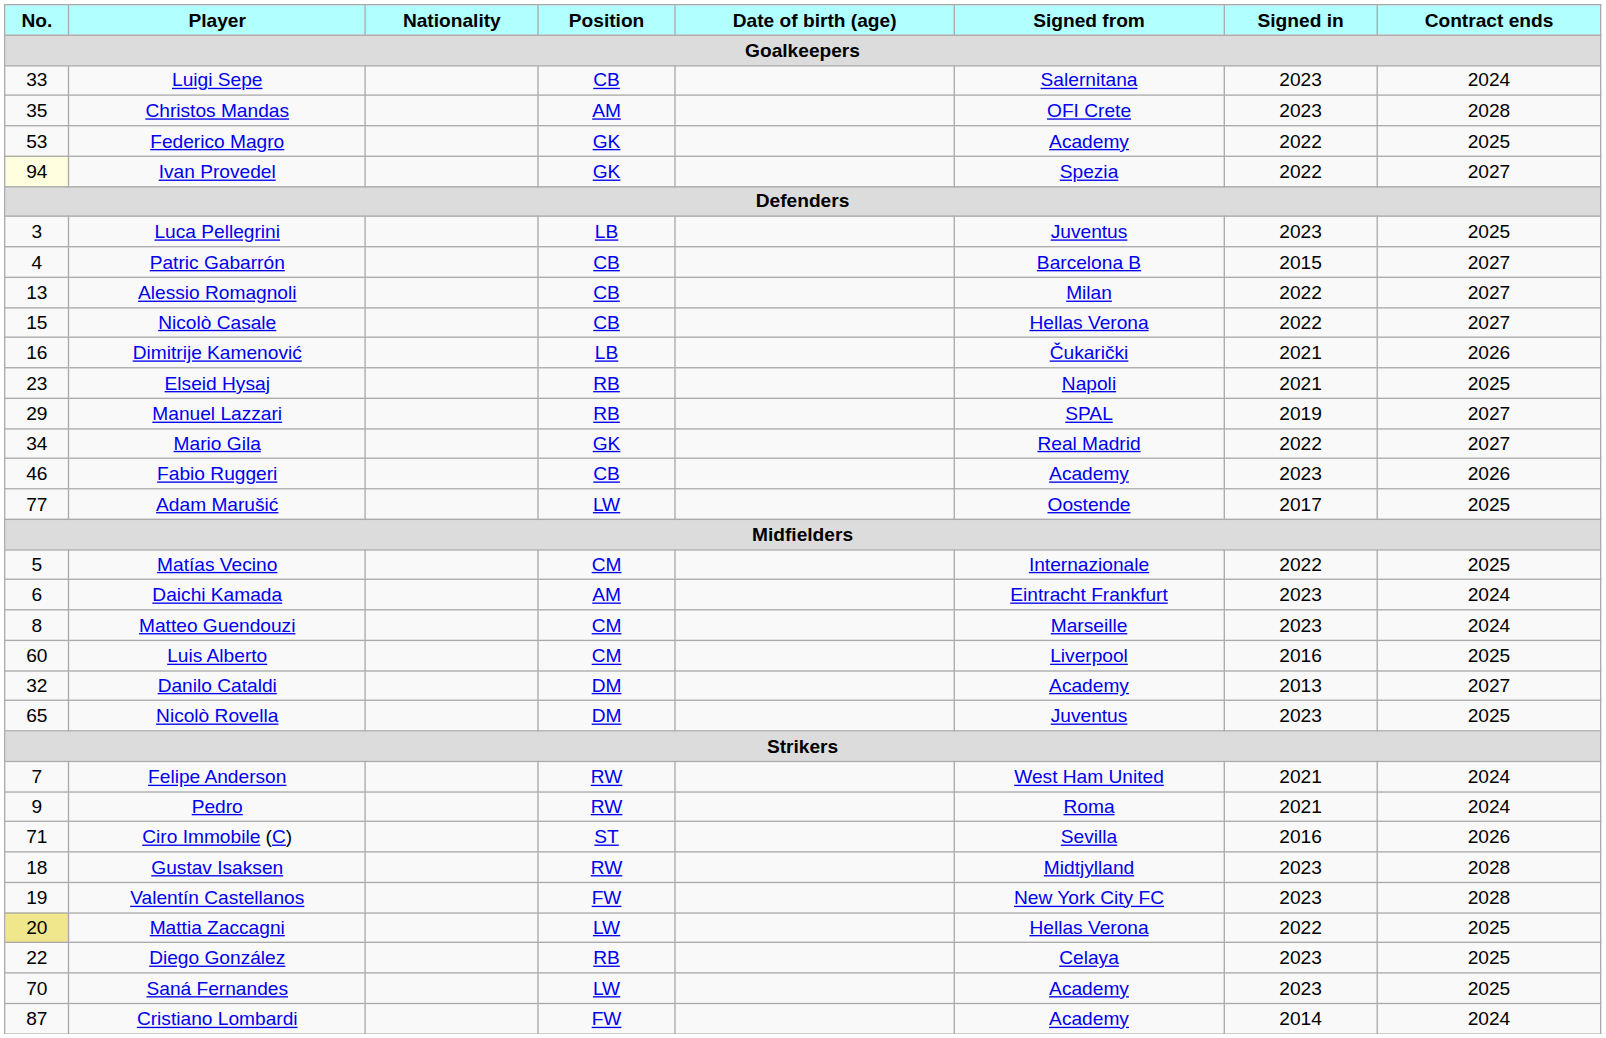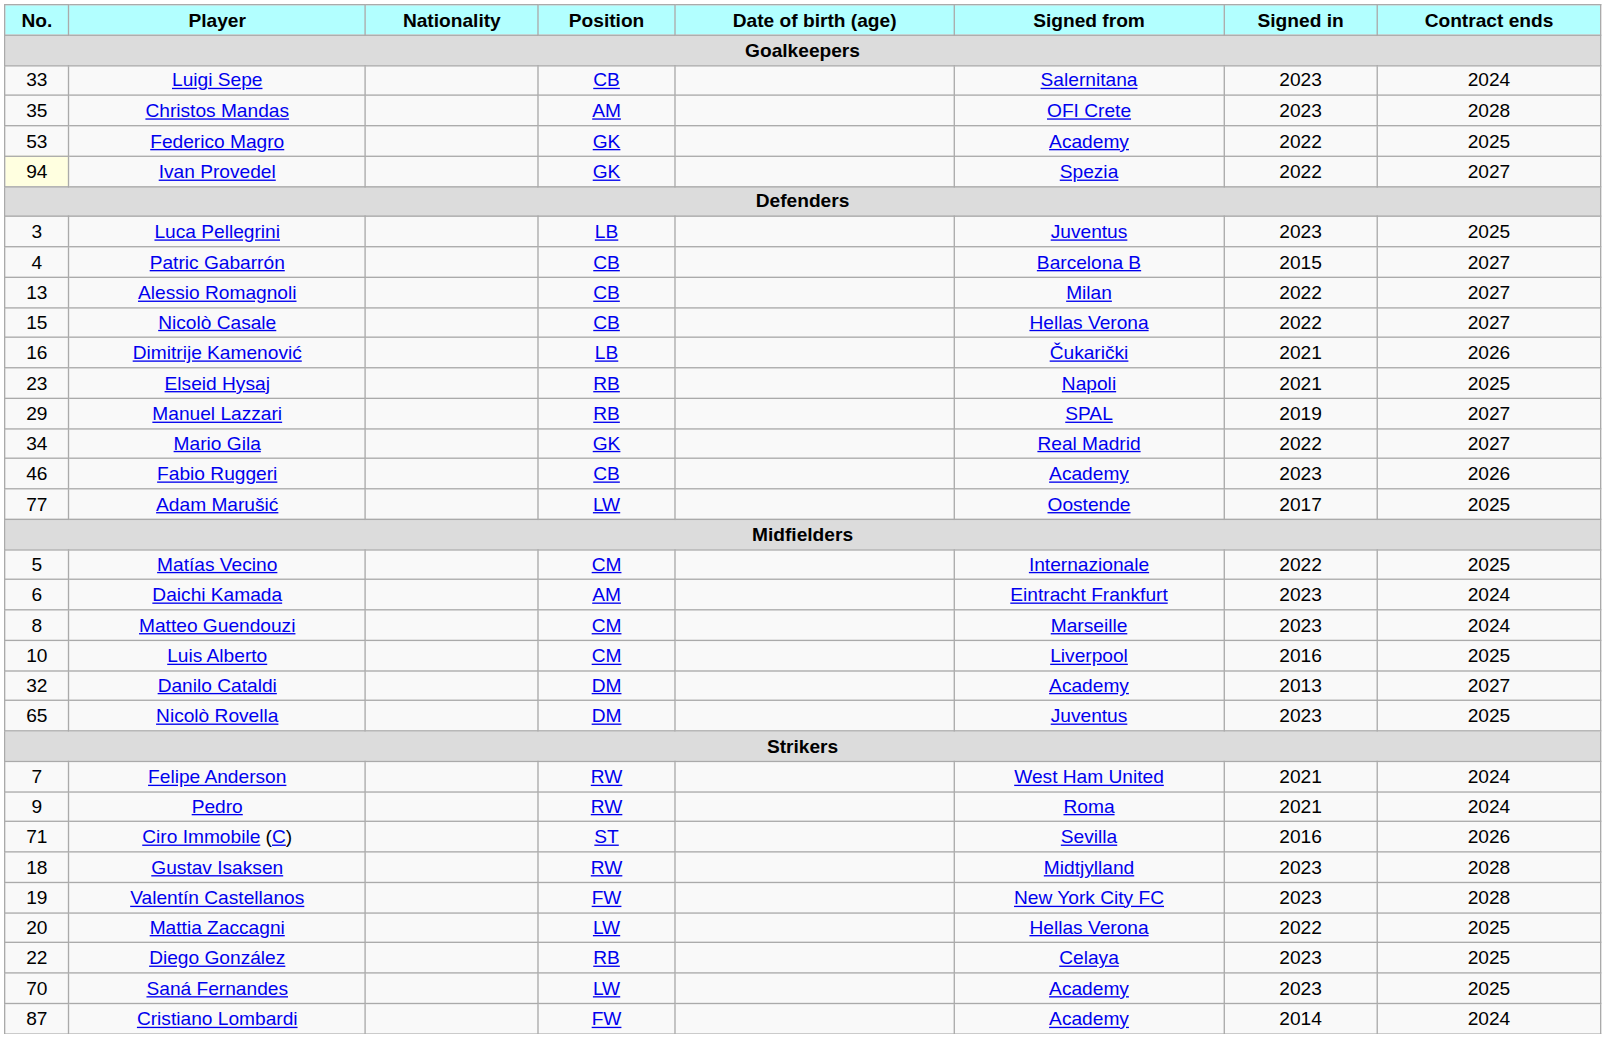(37, 656) 60 -> (37, 656) 10
(37, 928) khaki background -> (37, 928) no background
